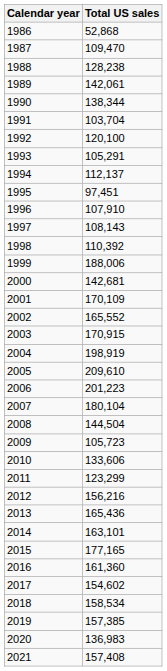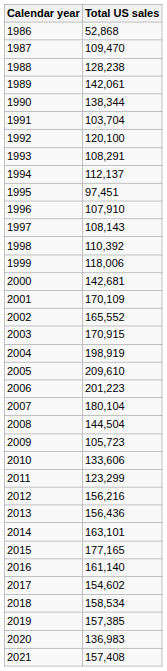(105, 156) 105,291 -> (105, 156) 108,291
(105, 263) 188,006 -> (104, 263) 118,006
(105, 513) 165,436 -> (105, 513) 156,436
(105, 567) 161,360 -> (105, 567) 161,140
